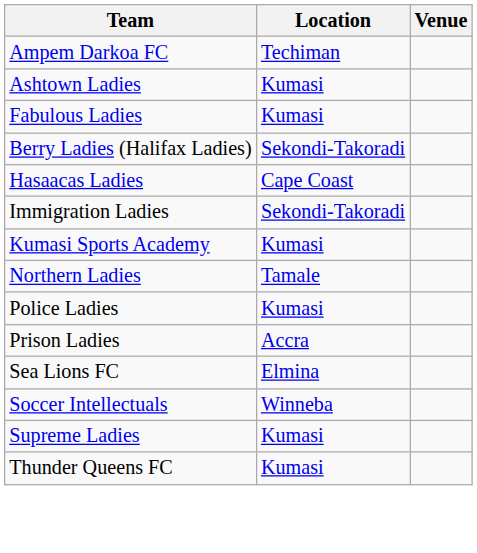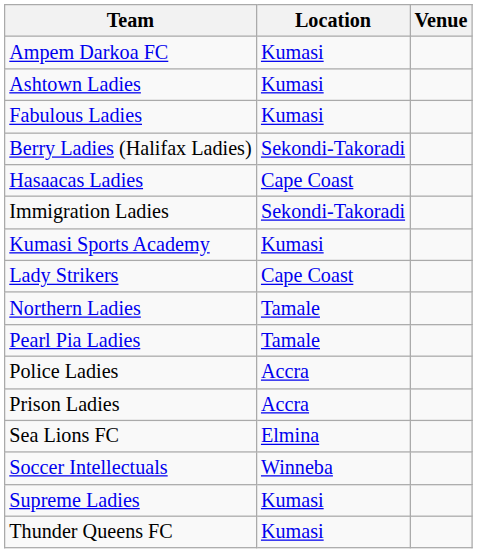(301, 52) Techiman -> (292, 52) Kumasi
+ row: (64, 276)
+ row: (75, 340)
(292, 308) Kumasi -> (285, 372) Accra
